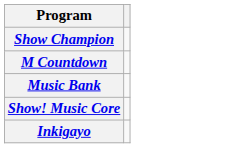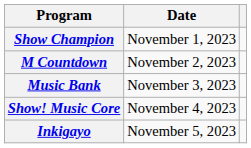+ column: (182, 16)
